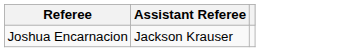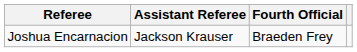+ column: (298, 15)
